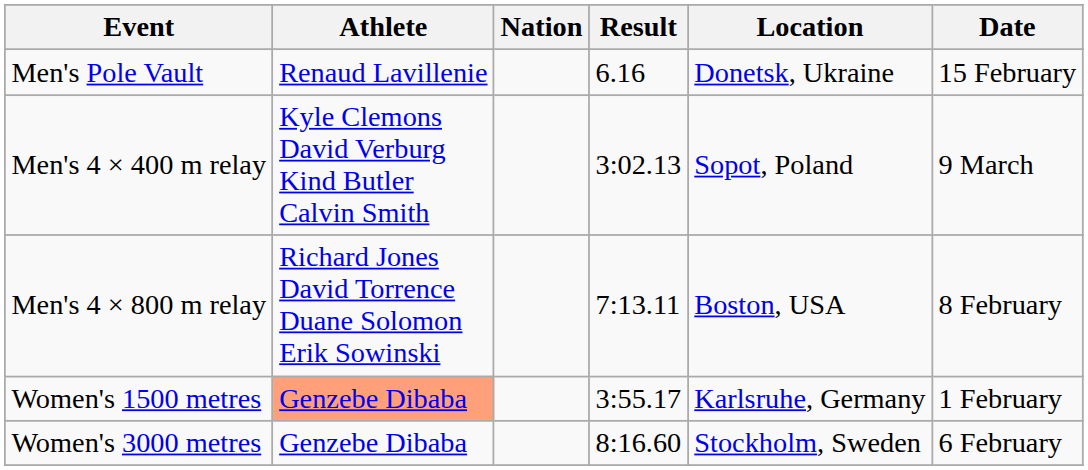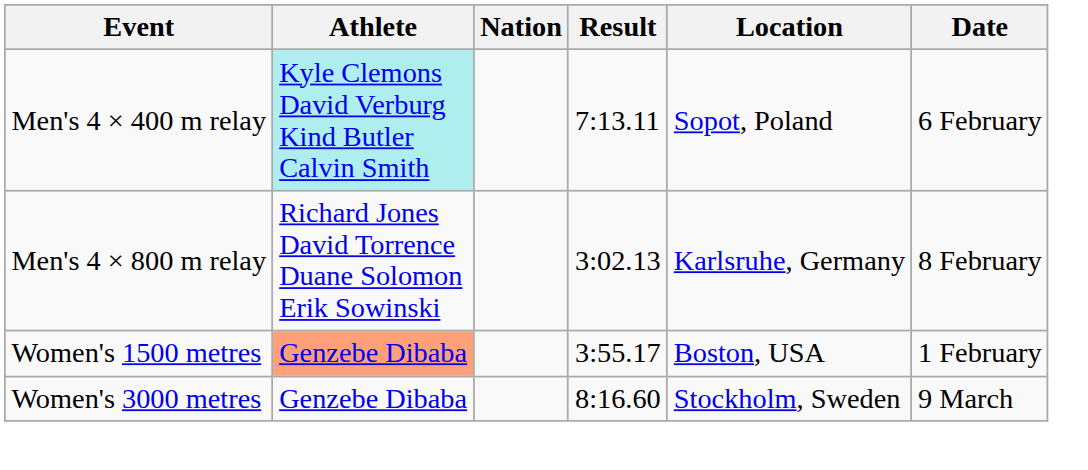- row: (107, 71)
(362, 164) no background -> (362, 119) paleturquoise background
(638, 164) 3:02.13 -> (617, 119) 7:13.11
(986, 164) 9 March -> (980, 119) 6 February
(638, 305) 7:13.11 -> (618, 260) 3:02.13
(770, 305) Boston, USA -> (789, 260) Karlsruhe, Germany
(810, 397) Karlsruhe, Germany -> (749, 352) Boston, USA
(1000, 442) 6 February -> (966, 397) 9 March
